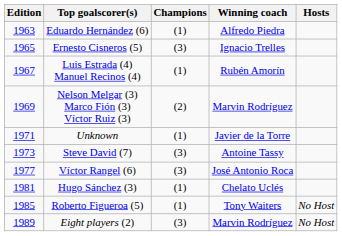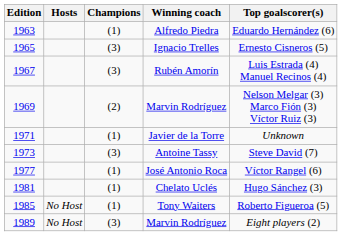columns swapped: (316, 13) <-> (97, 13)
(180, 71) (1) -> (114, 71) (3)
(180, 170) (3) -> (114, 170) (1)
